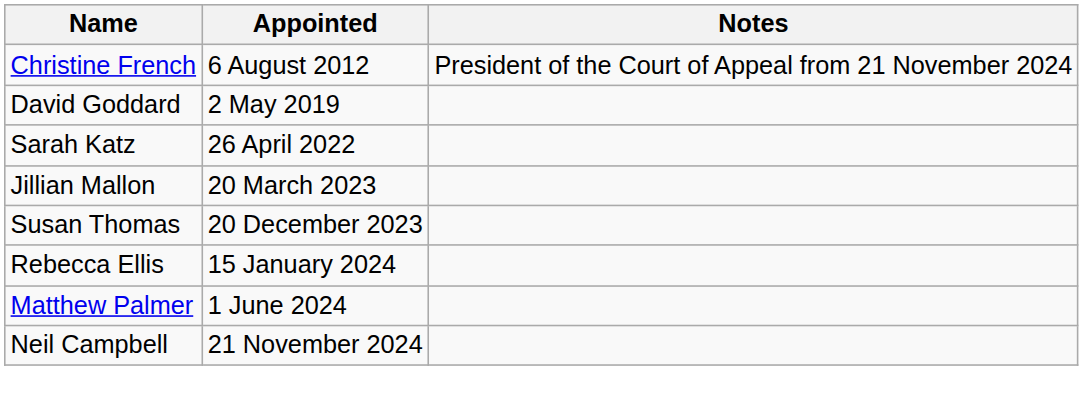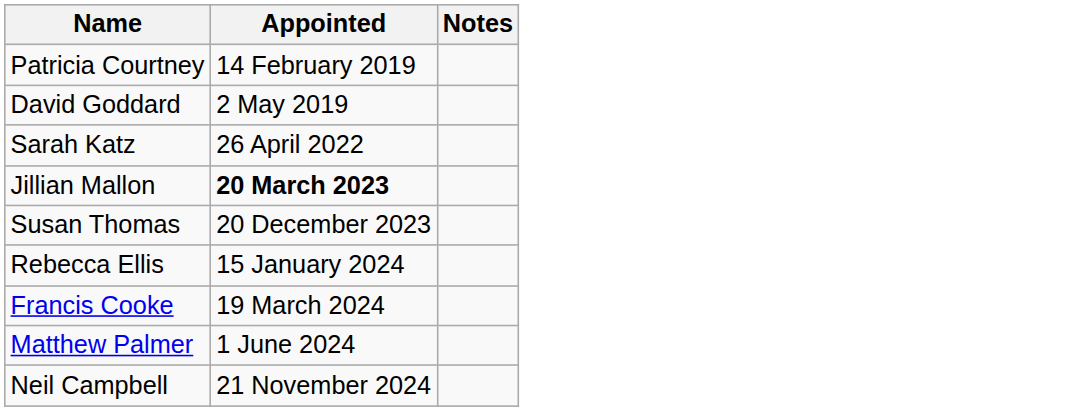- row: (103, 64)
+ row: (108, 64)
(292, 184) normal -> (303, 184) bold
+ row: (92, 305)
